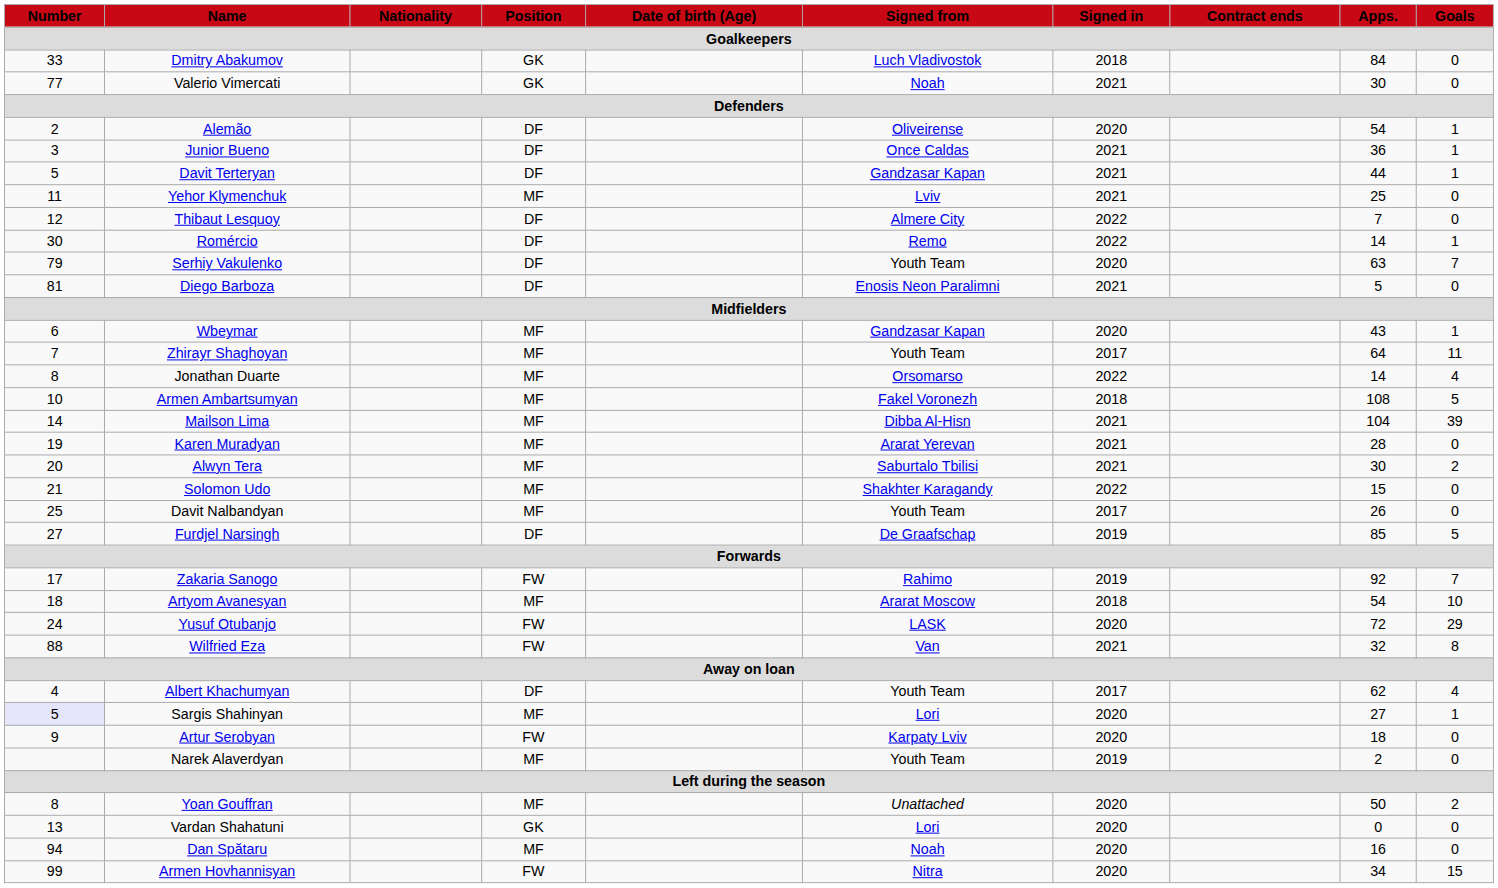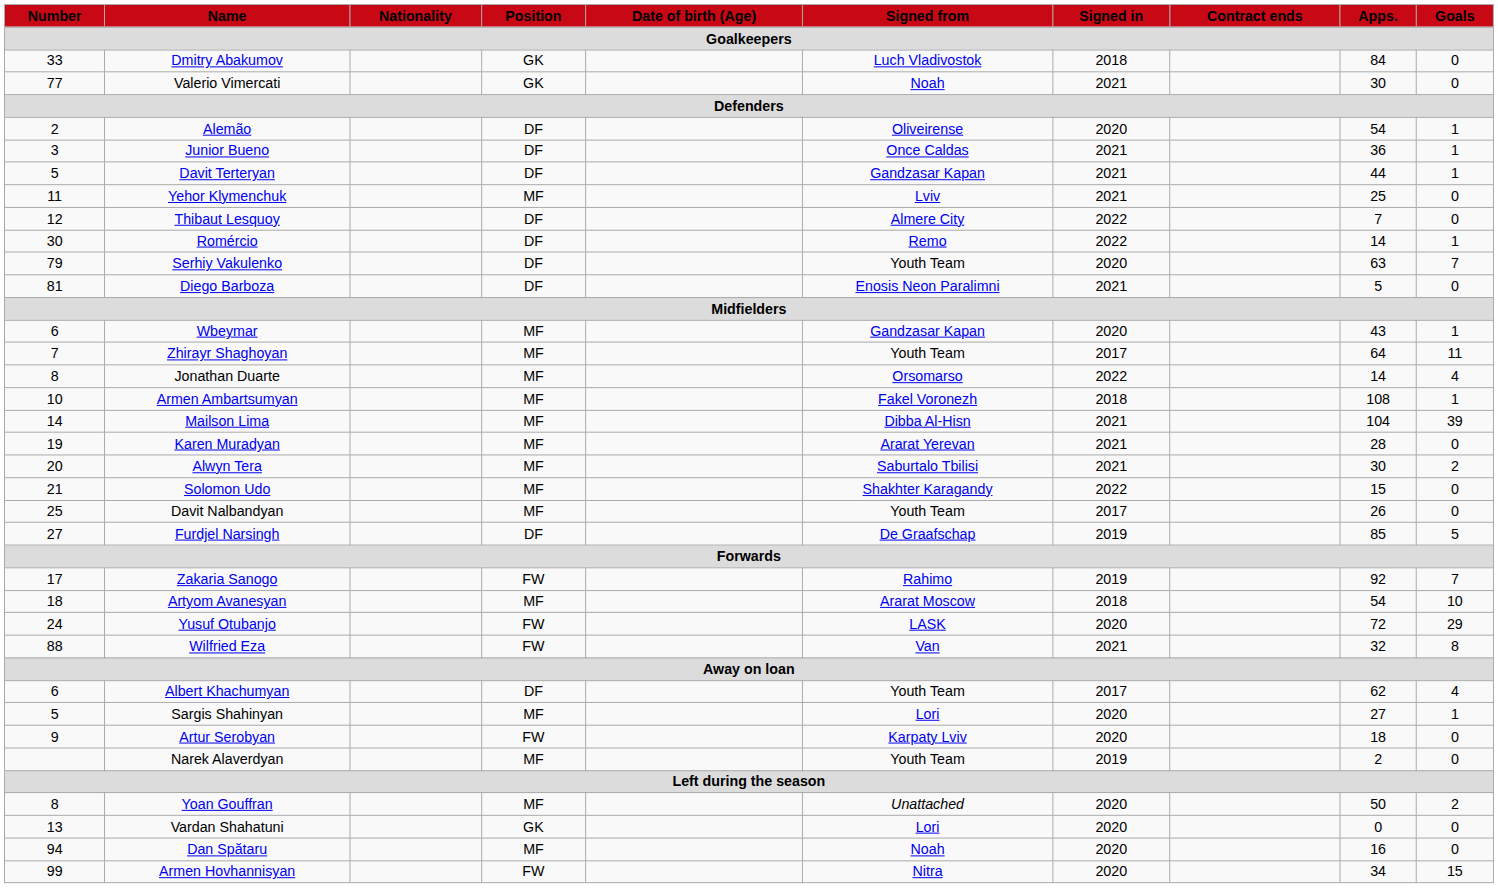(1455, 399) 5 -> (1455, 399) 1
(55, 692) 4 -> (55, 692) 6
(55, 714) lavender background -> (55, 714) no background
